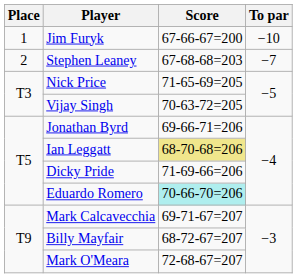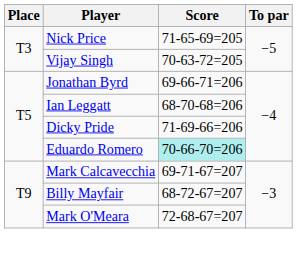- row: (75, 37)
- row: (91, 60)
(202, 149) khaki background -> (202, 104) no background
